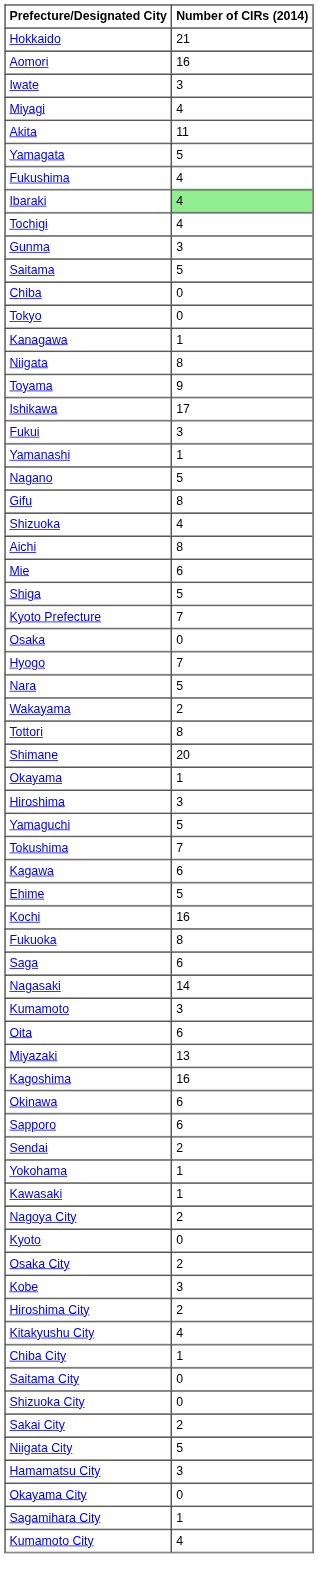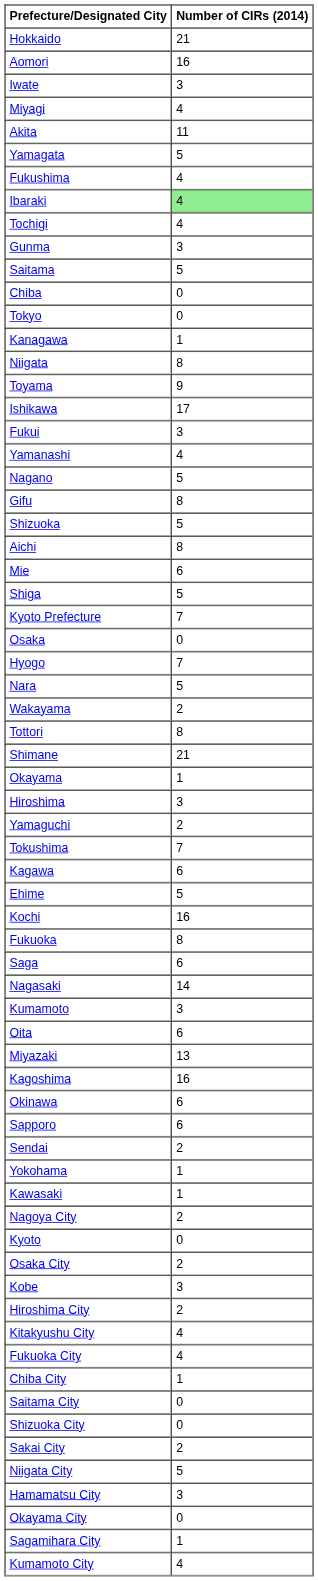(180, 455) 1 -> (180, 455) 4
(180, 524) 4 -> (180, 524) 5
(183, 755) 20 -> (183, 755) 21
(180, 824) 5 -> (180, 824) 2
+ row: (45, 1356)
